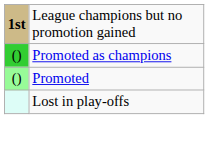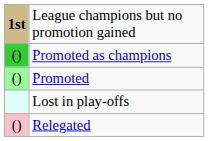+ row: (61, 124)
